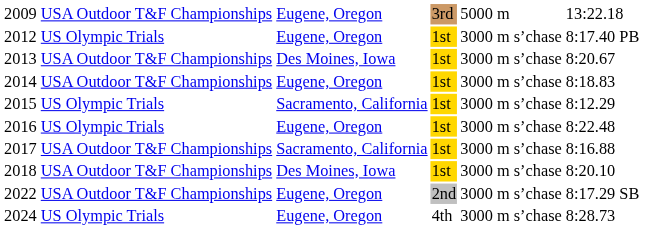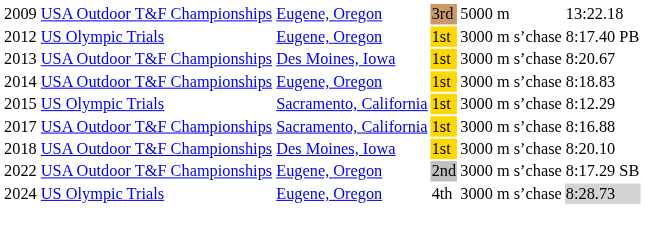- row: (20, 126)
(591, 216) no background -> (591, 193) lightgrey background
